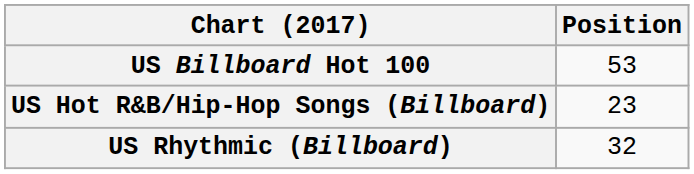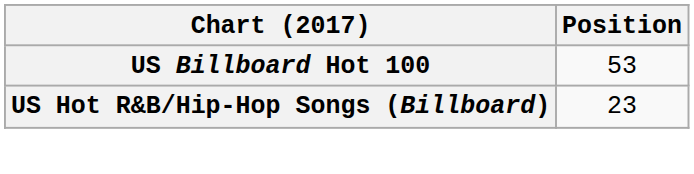- row: (281, 147)
